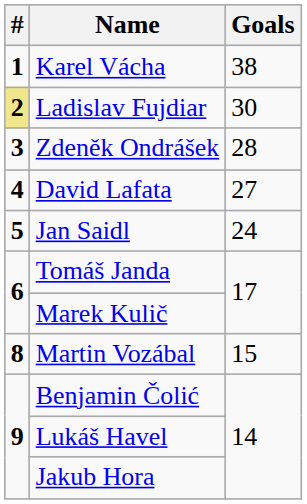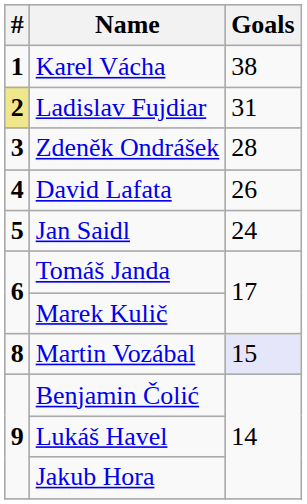(244, 107) 30 -> (244, 107) 31
(244, 189) 27 -> (244, 189) 26
(244, 353) no background -> (244, 353) lavender background
